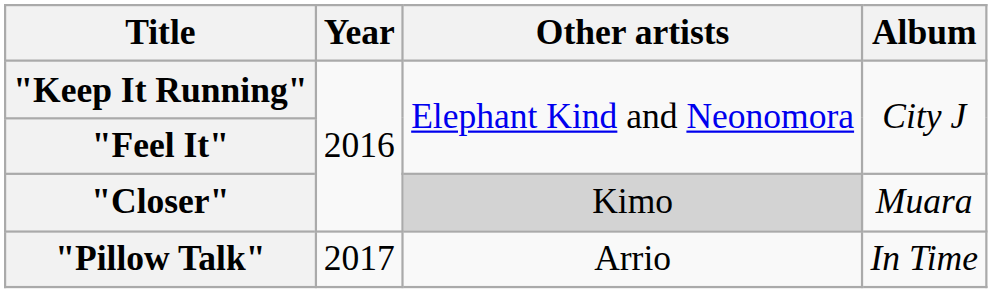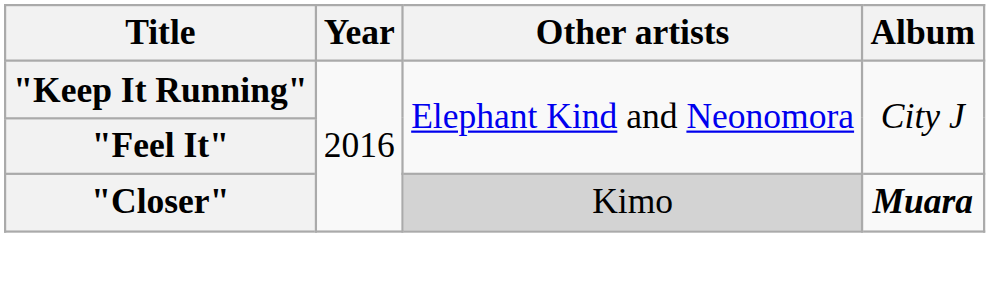(924, 201) normal -> (923, 201) bold
- row: (160, 257)
